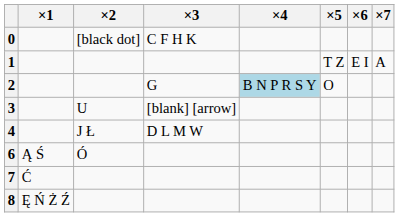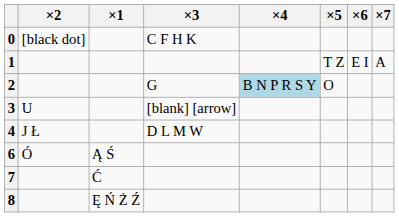columns swapped: (46, 16) <-> (108, 16)
